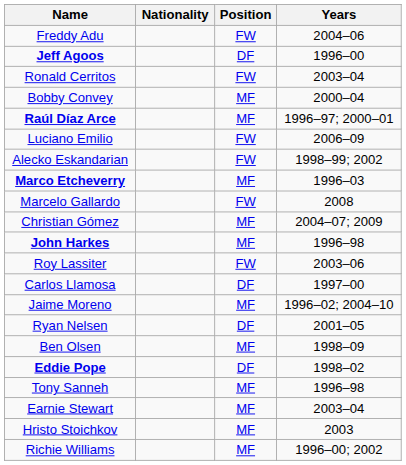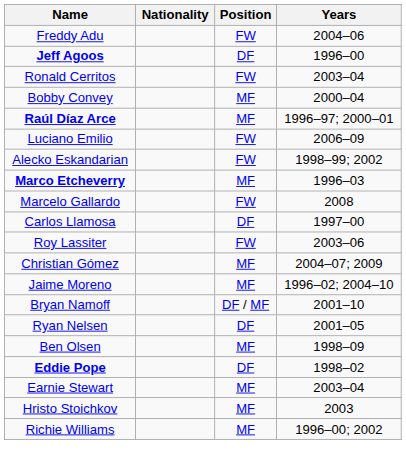rows swapped: (70, 222) <-> (70, 284)
- row: (70, 243)
+ row: (70, 305)
- row: (70, 388)
